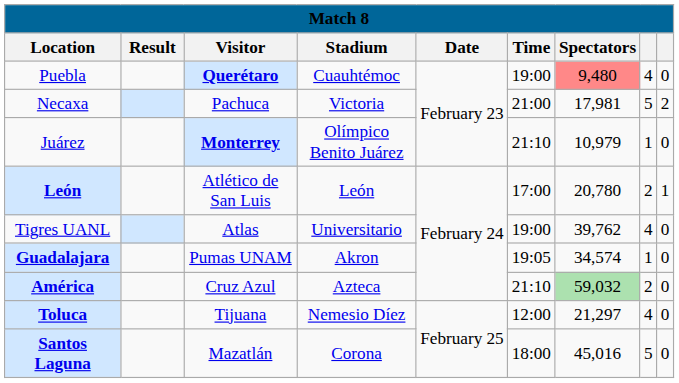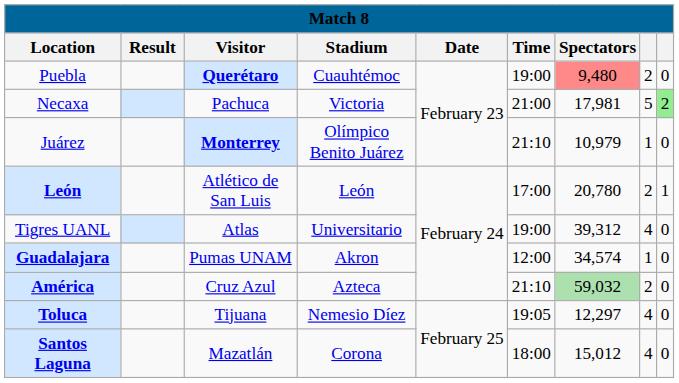(648, 75) 4 -> (648, 75) 2
(665, 103) no background -> (665, 103) lightgreen background
(597, 229) 39,762 -> (597, 229) 39,312
(531, 257) 19:05 -> (531, 257) 12:00
(531, 314) 12:00 -> (531, 314) 19:05
(597, 314) 21,297 -> (597, 314) 12,297
(597, 352) 45,016 -> (597, 352) 15,012
(648, 352) 5 -> (648, 352) 4
